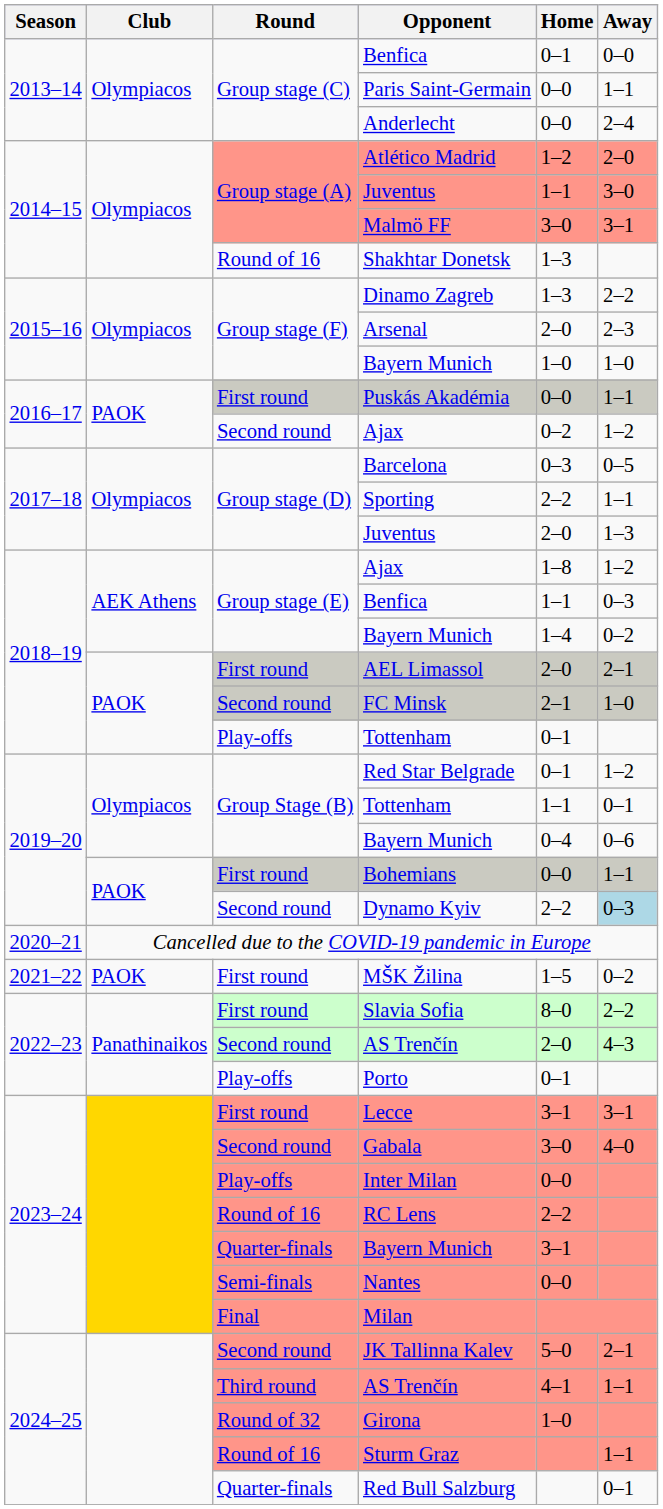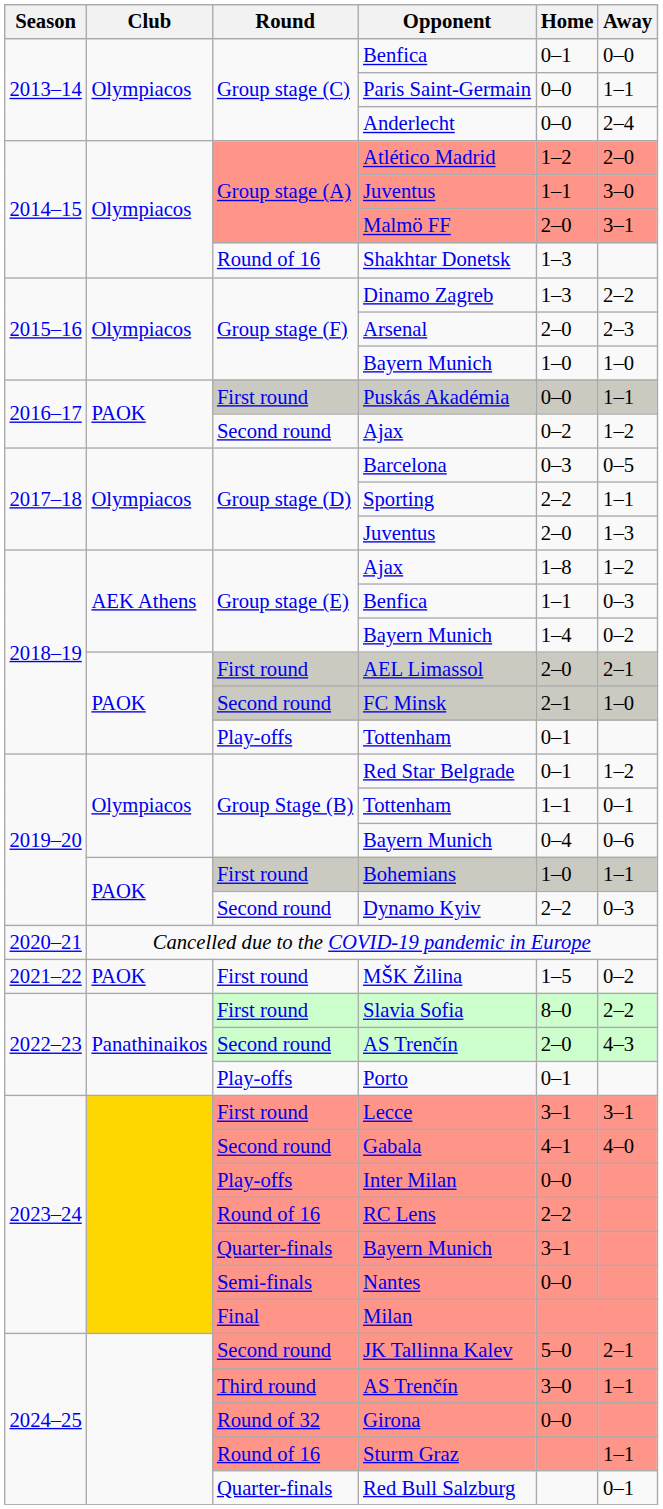(556, 226) 3–0 -> (556, 226) 2–0
(556, 873) 0–0 -> (556, 873) 1–0
(619, 907) lightblue background -> (619, 907) no background
(556, 1146) 3–0 -> (556, 1146) 4–1
(556, 1385) 4–1 -> (556, 1385) 3–0
(556, 1419) 1–0 -> (556, 1419) 0–0
